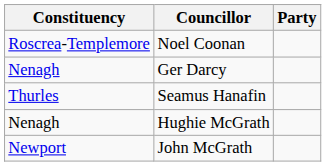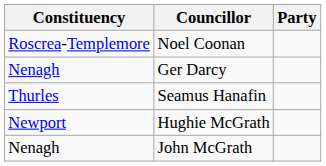(34, 122) Nenagh -> (37, 122) Newport
(37, 148) Newport -> (34, 148) Nenagh
